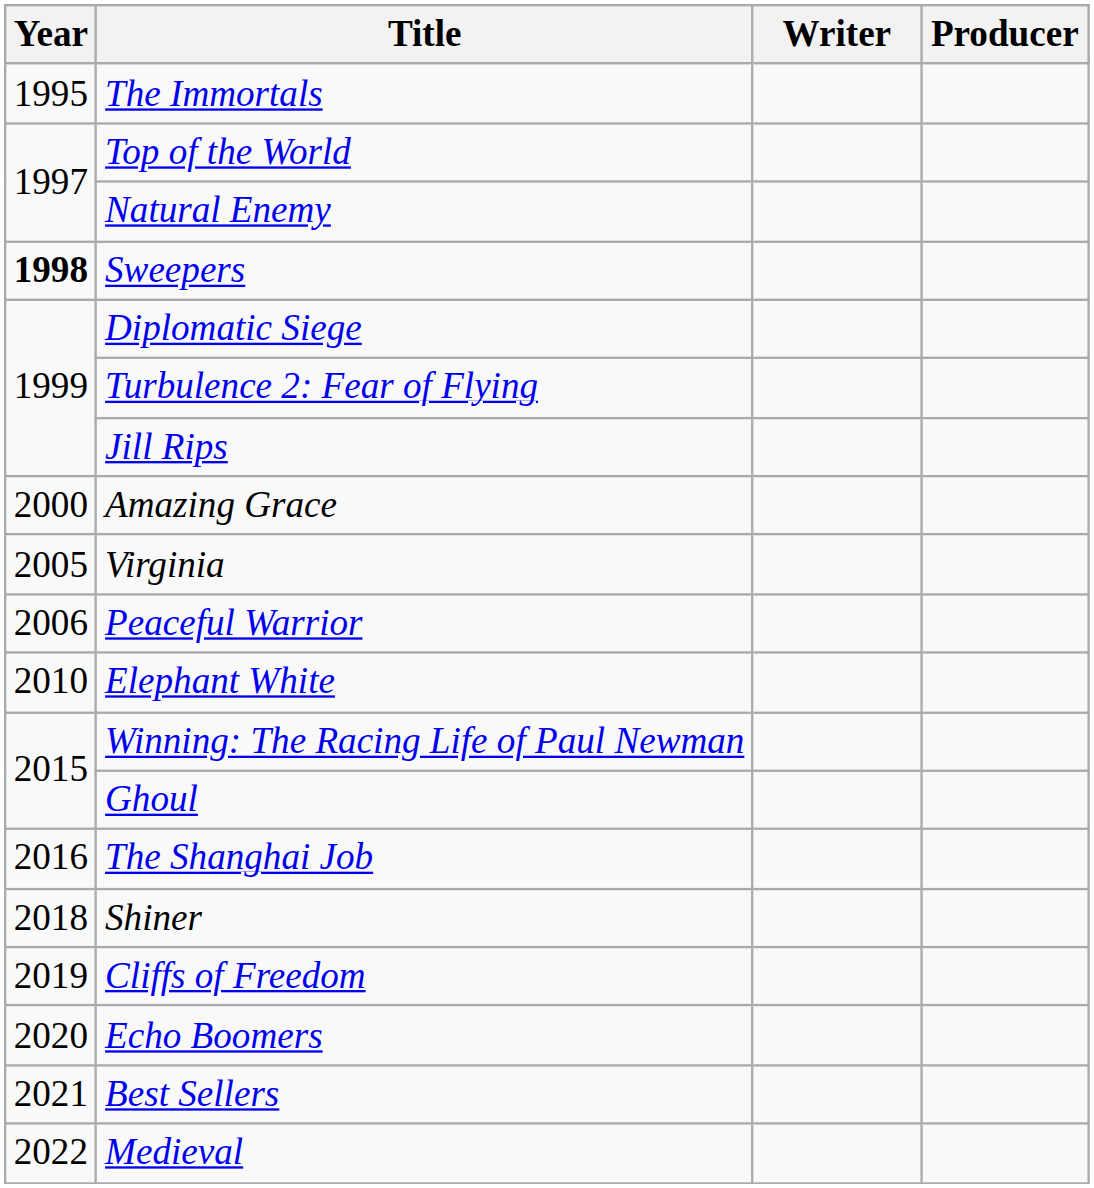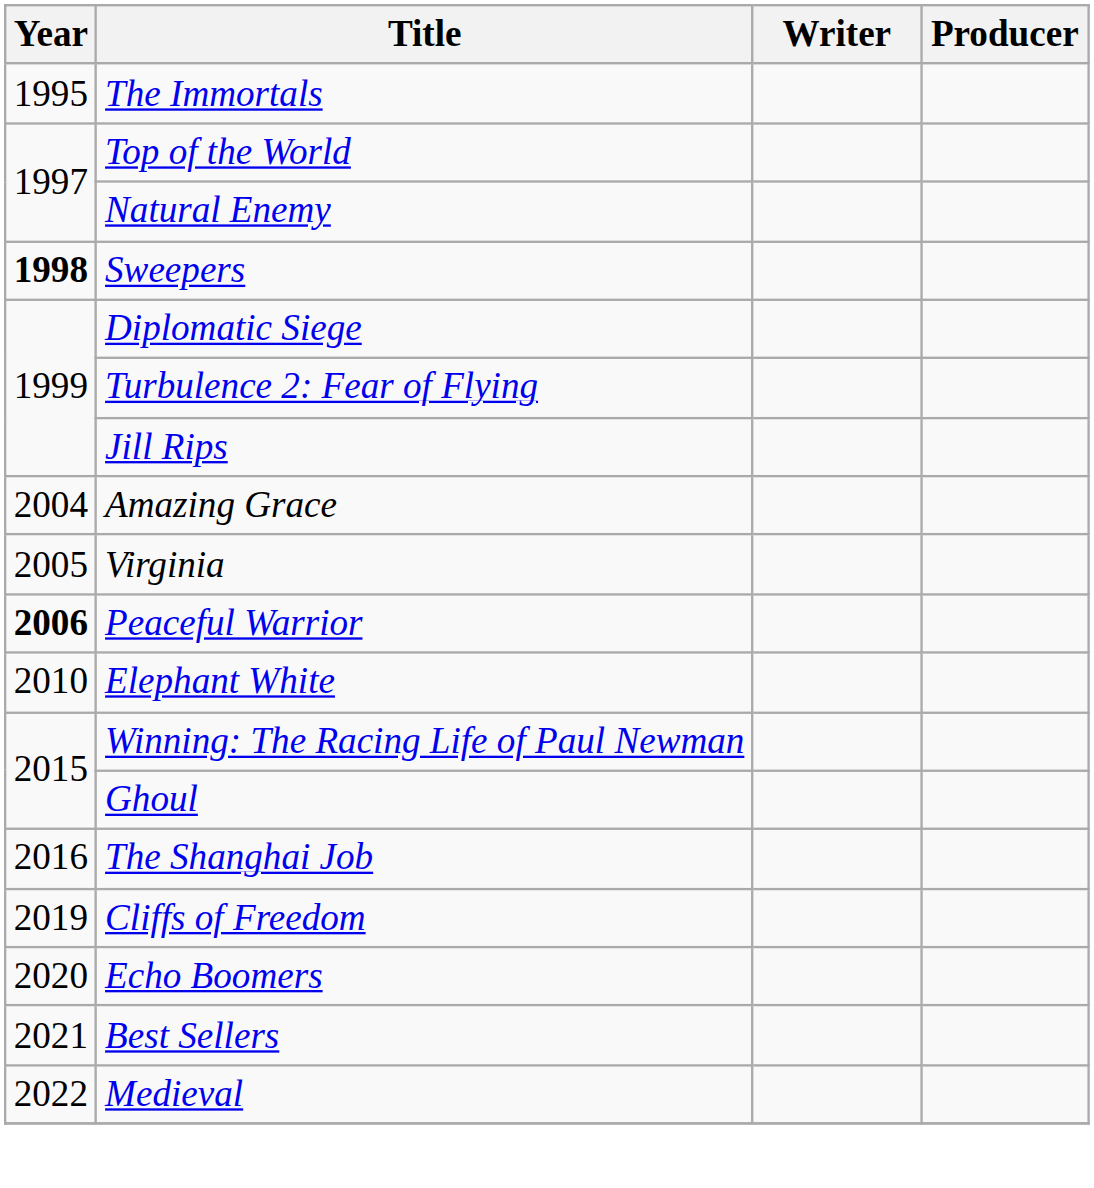(51, 504) 2000 -> (51, 504) 2004
(51, 622) normal -> (51, 622) bold
- row: (154, 916)
